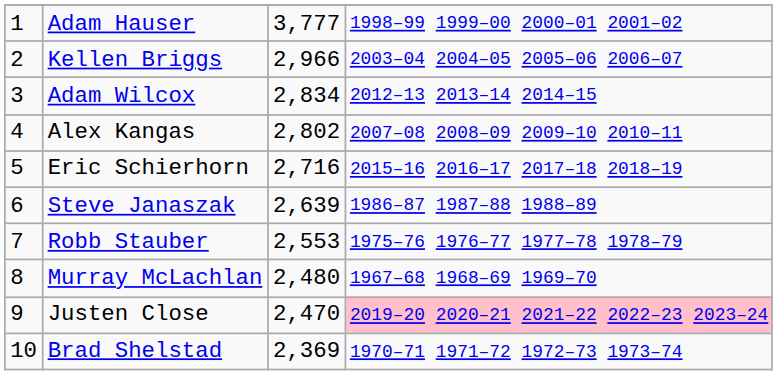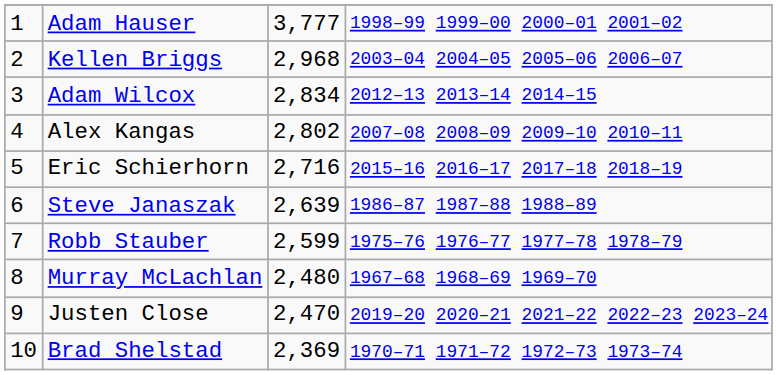(307, 60) 2,966 -> (307, 60) 2,968
(307, 242) 2,553 -> (307, 242) 2,599
(559, 315) pink background -> (559, 315) no background
